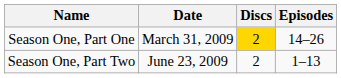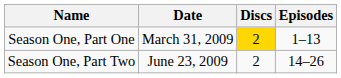(306, 38) 14–26 -> (306, 38) 1–13
(306, 61) 1–13 -> (306, 61) 14–26
